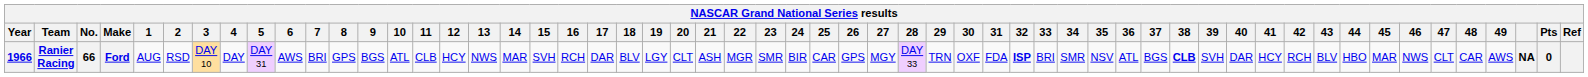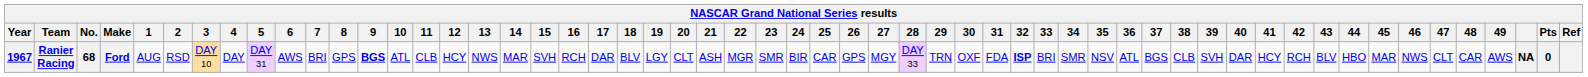(20, 57) 1966 -> (20, 57) 1967
(89, 57) 66 -> (89, 57) 68
(373, 57) normal -> (373, 57) bold
(1184, 57) bold -> (1184, 57) normal
